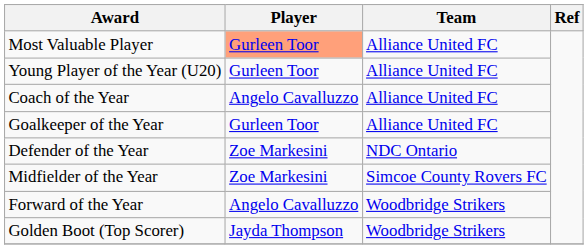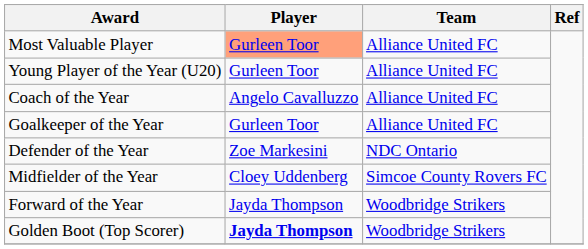(278, 177) Zoe Markesini -> (288, 177) Cloey Uddenberg
(294, 204) Angelo Cavalluzzo -> (286, 204) Jayda Thompson
(286, 230) normal -> (291, 230) bold
